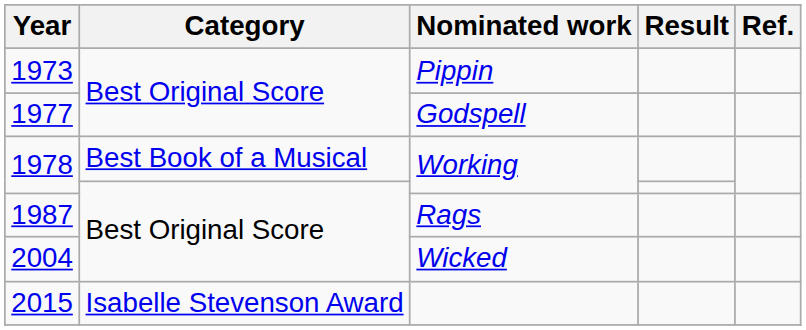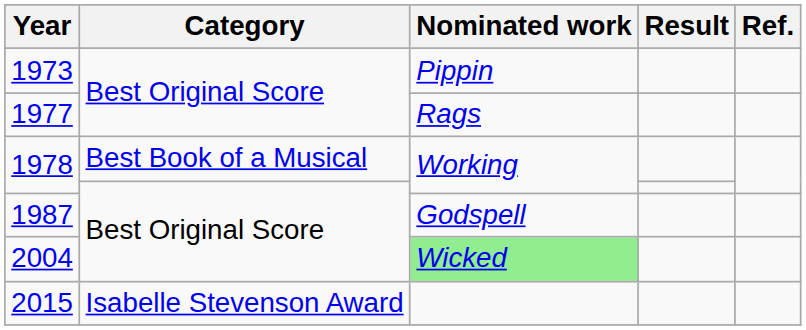(471, 114) Godspell -> (449, 114) Rags
(449, 214) Rags -> (471, 214) Godspell
(462, 258) no background -> (462, 258) lightgreen background
